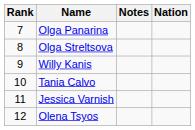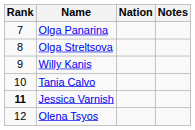columns swapped: (171, 13) <-> (134, 13)
(20, 99) normal -> (20, 99) bold
